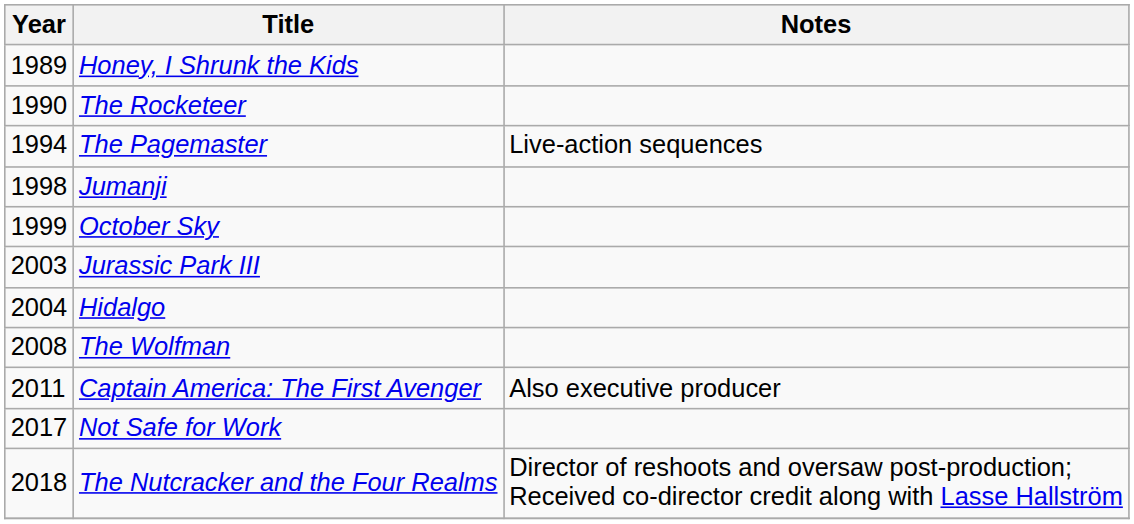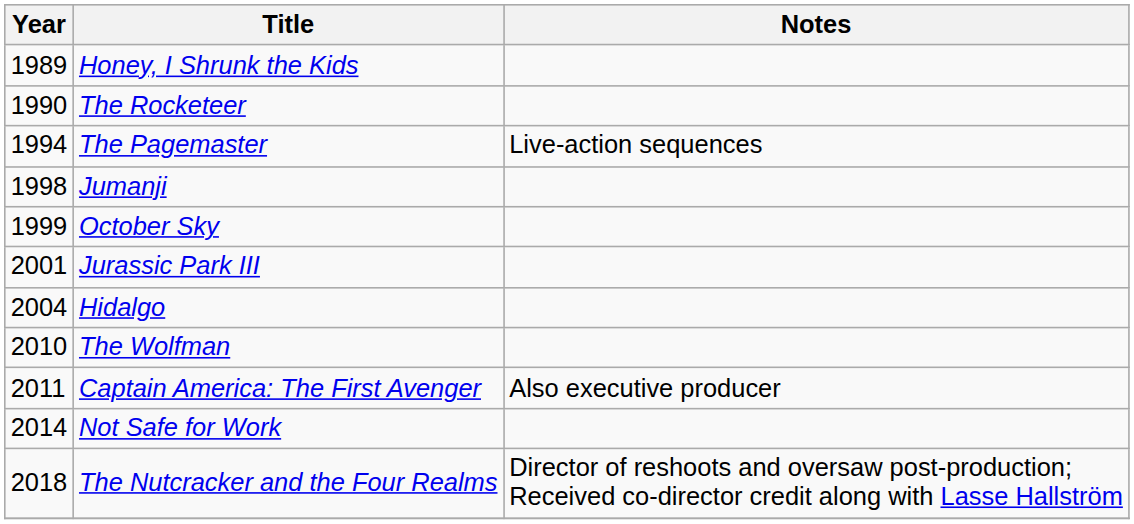(39, 266) 2003 -> (39, 266) 2001
(39, 347) 2008 -> (39, 347) 2010
(39, 428) 2017 -> (39, 428) 2014
